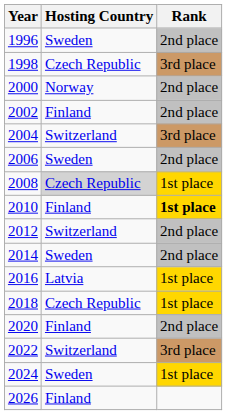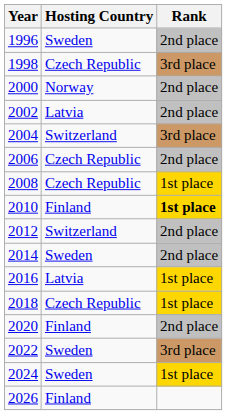(68, 111) Finland -> (64, 111) Latvia
(69, 159) Sweden -> (93, 159) Czech Republic
(93, 183) lightgrey background -> (93, 183) no background
(81, 350) Switzerland -> (69, 350) Sweden
